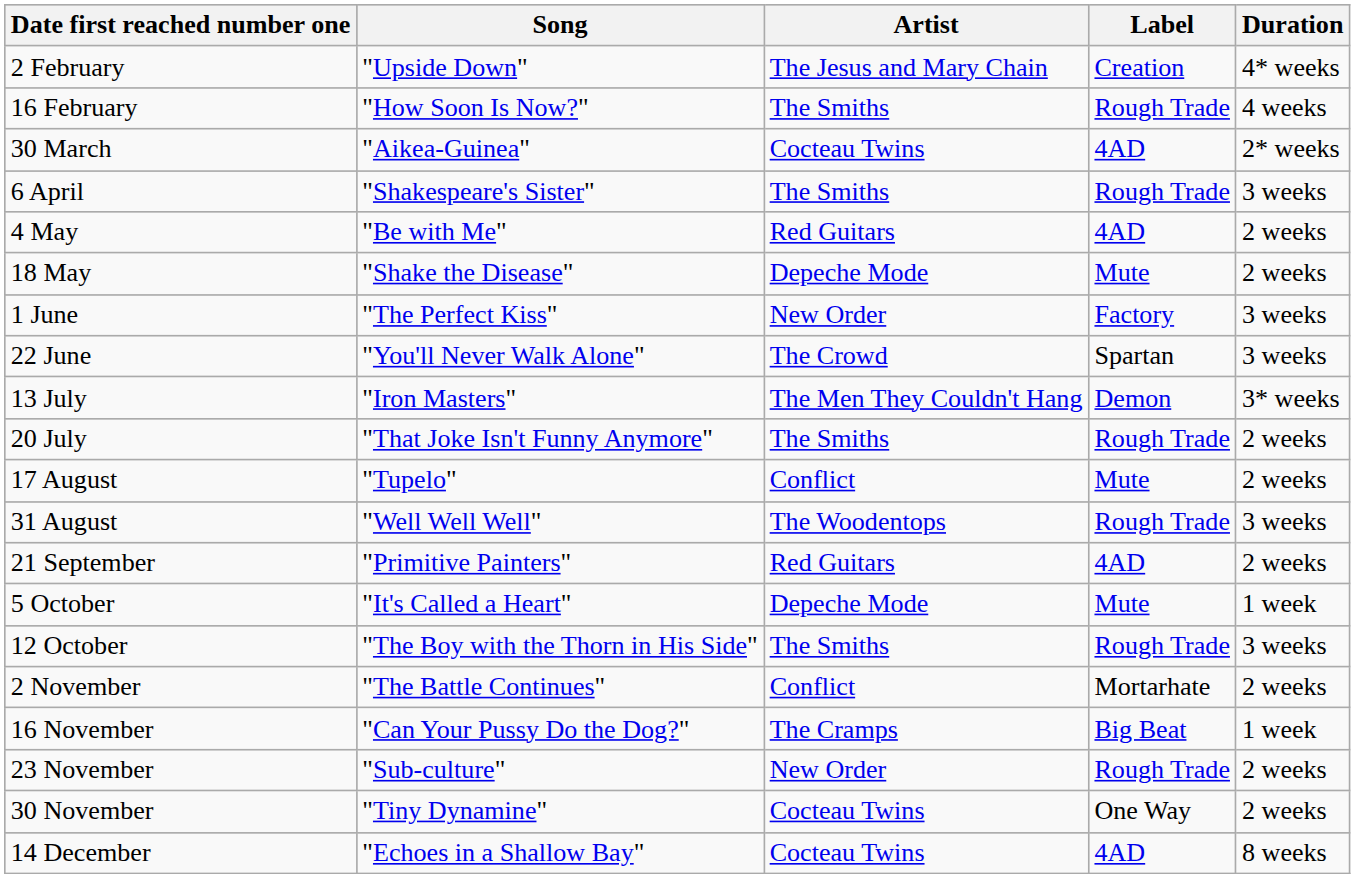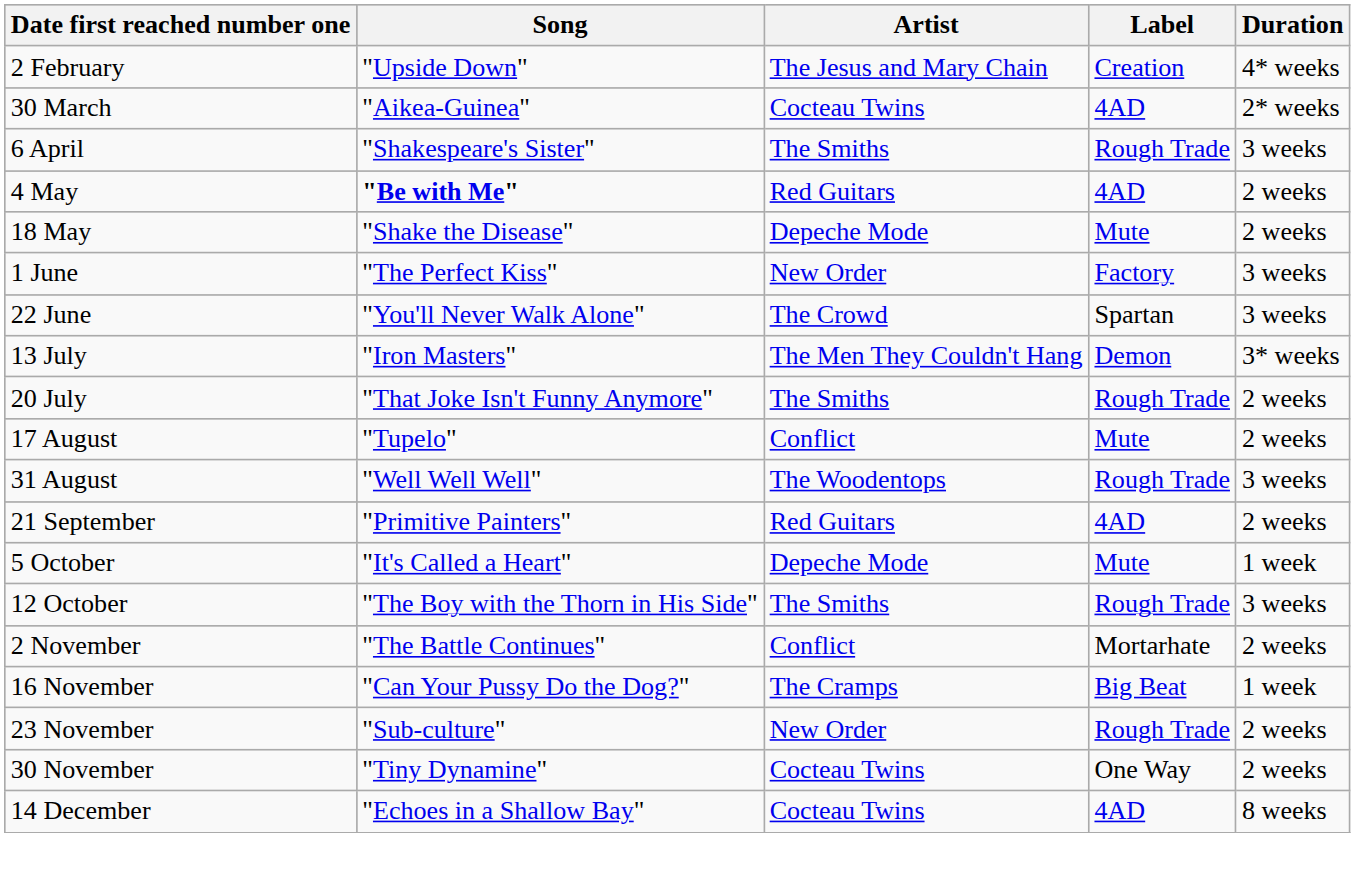- row: (74, 107)
(435, 231) normal -> (441, 190) bold
